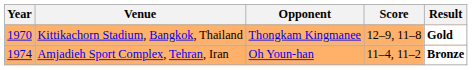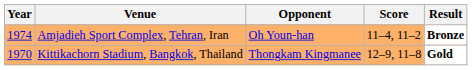rows swapped: (140, 35) <-> (133, 55)
